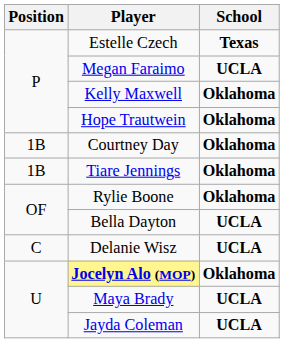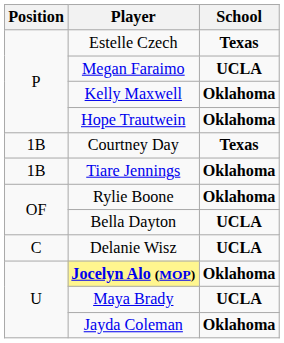(239, 145) Oklahoma -> (239, 145) Texas
(239, 324) UCLA -> (239, 324) Oklahoma
